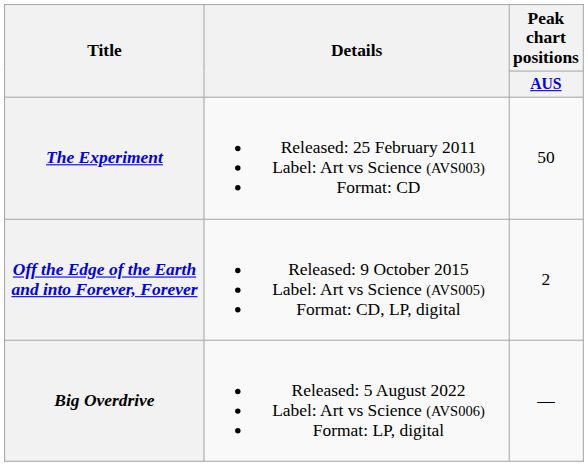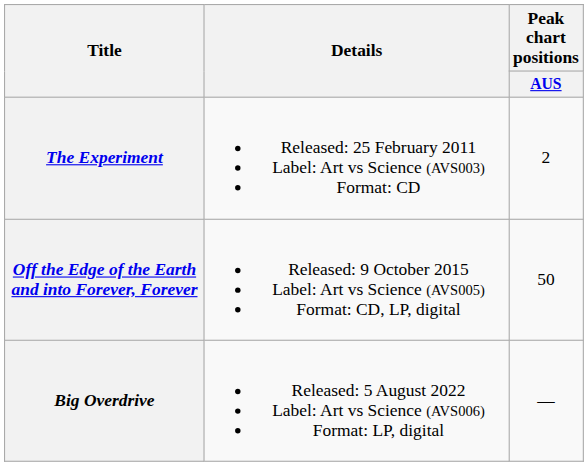(546, 157) 50 -> (546, 157) 2
(546, 279) 2 -> (546, 279) 50
